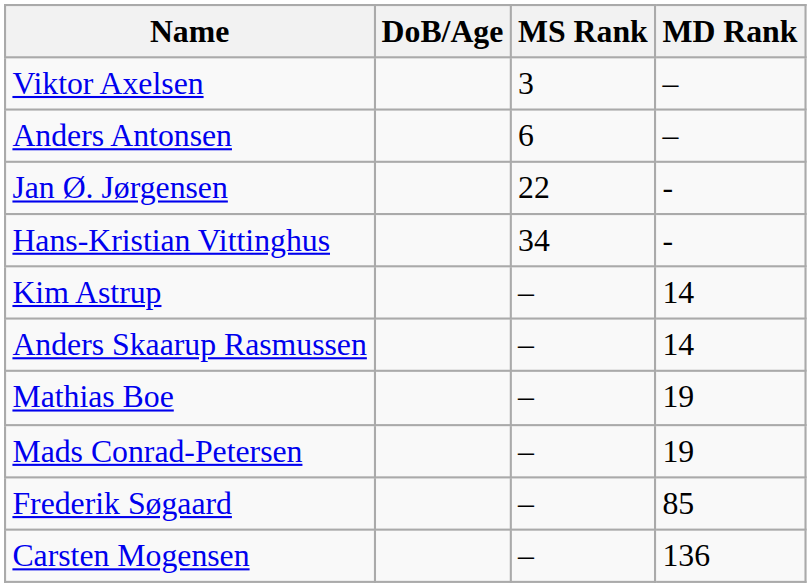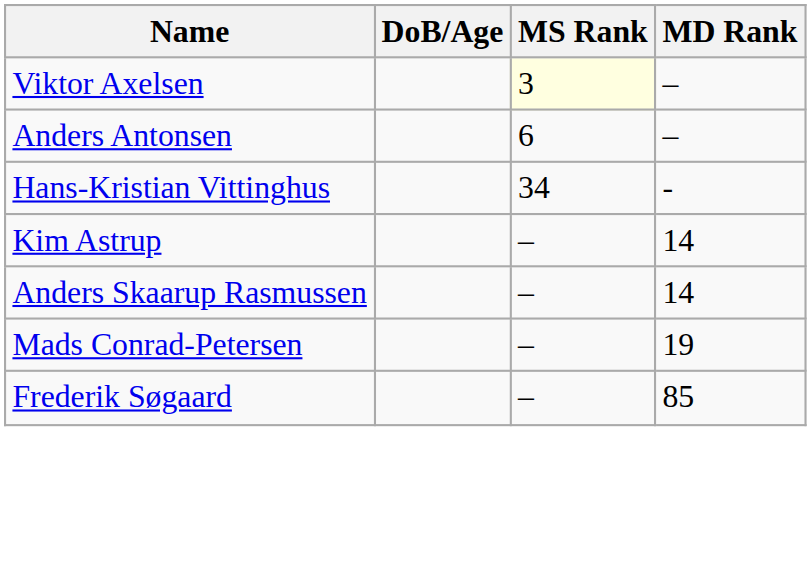(526, 83) no background -> (526, 83) lightyellow background
- row: (120, 188)
- row: (93, 397)
- row: (131, 554)
